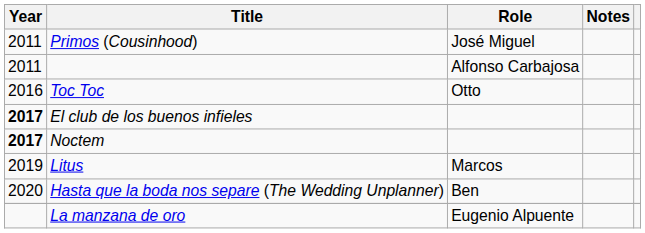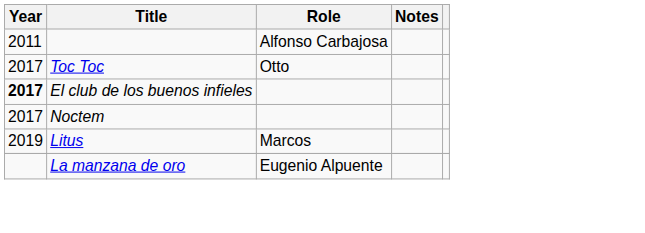- row: (124, 41)
(26, 91) 2016 -> (26, 66) 2017
(26, 141) bold -> (26, 116) normal
- row: (247, 191)
